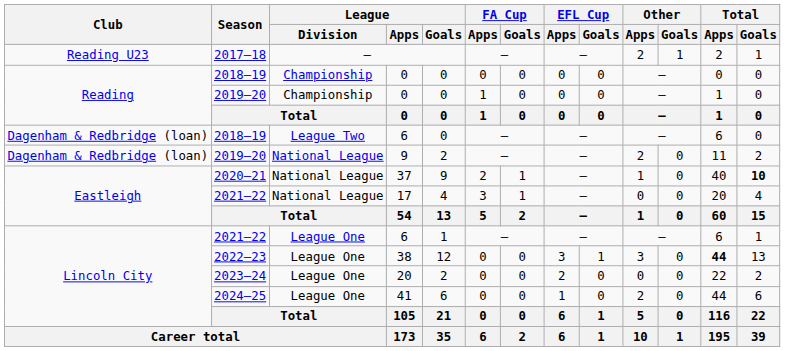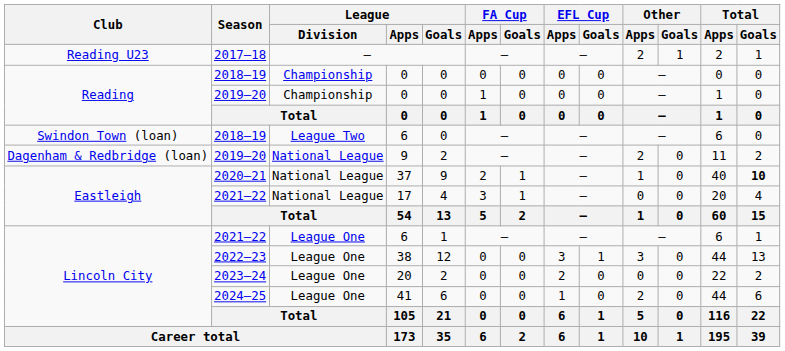(108, 135) Dagenham & Redbridge (loan) -> (108, 135) Swindon Town (loan)
(719, 256) bold -> (719, 256) normal
